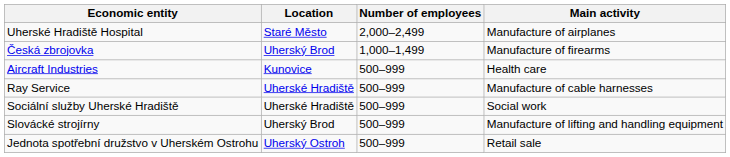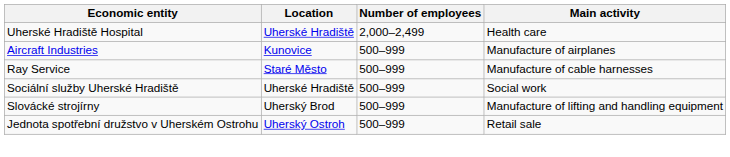(295, 32) Staré Město -> (309, 32) Uherské Hradiště
(551, 32) Manufacture of airplanes -> (517, 32) Health care
- row: (50, 50)
(517, 69) Health care -> (551, 50) Manufacture of airplanes
(309, 87) Uherské Hradiště -> (295, 69) Staré Město
